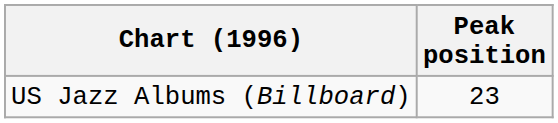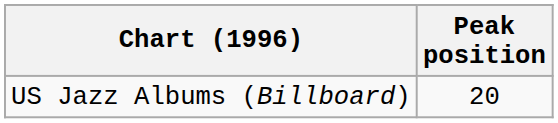(484, 97) 23 -> (484, 97) 20
